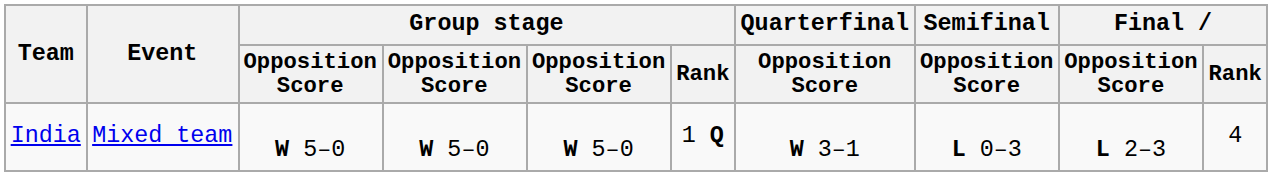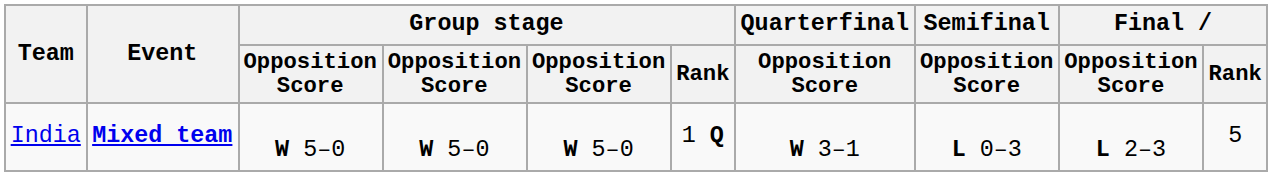(162, 137) normal -> (162, 137) bold
(1235, 137) 4 -> (1235, 137) 5
